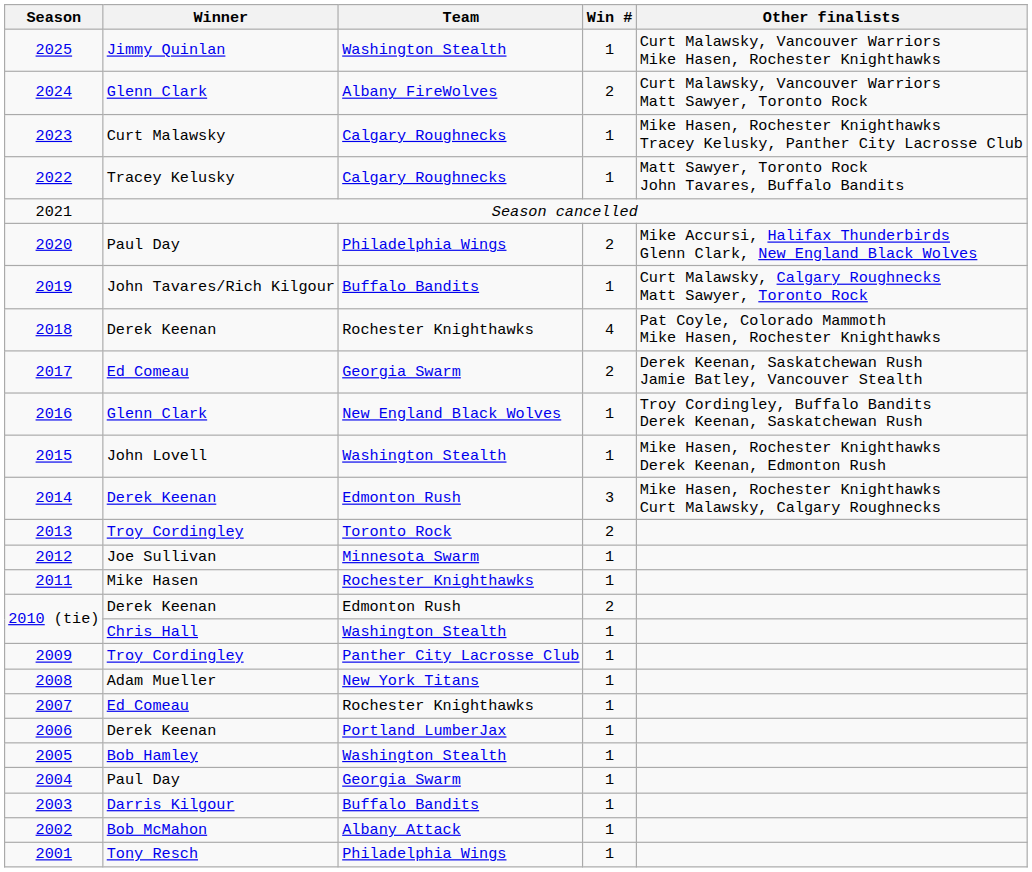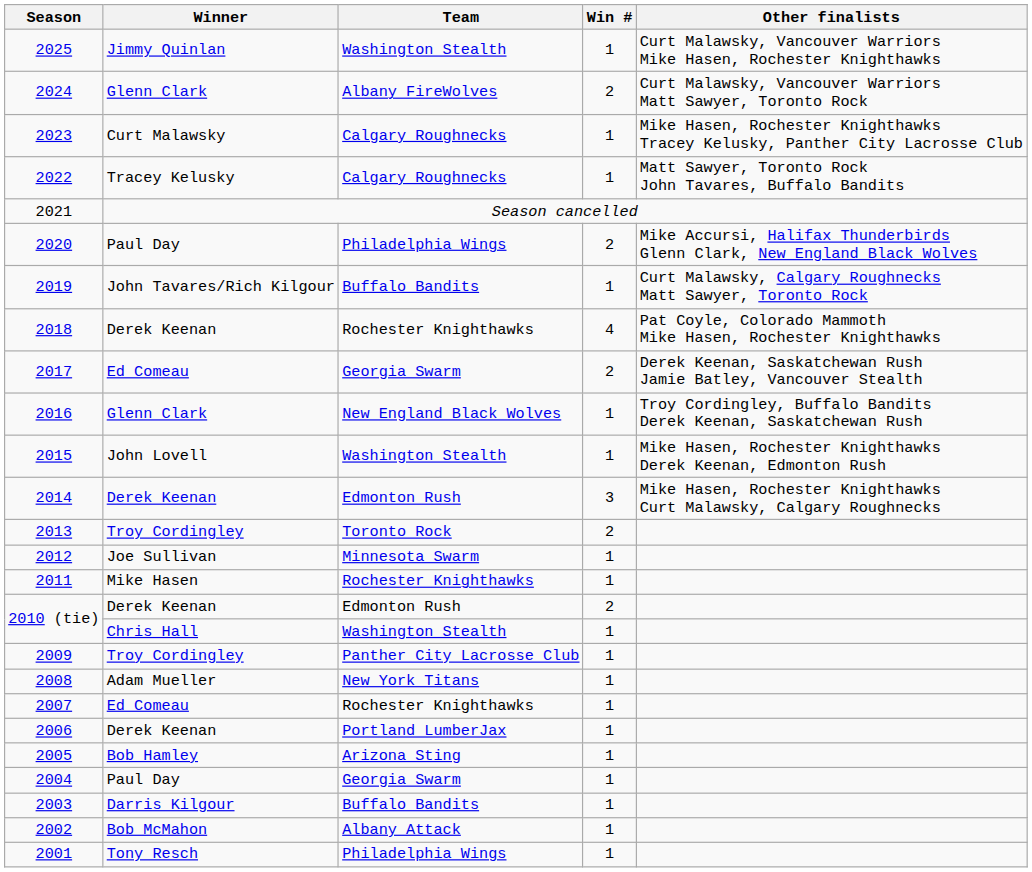(424, 755) Washington Stealth -> (402, 755) Arizona Sting
